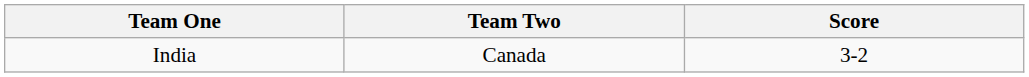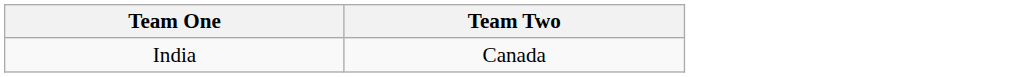- column: (854, 21)
